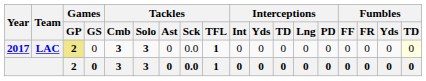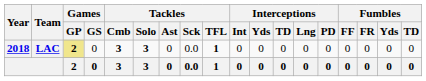(18, 48) 2017 -> (18, 48) 2018
(411, 48) lightyellow background -> (411, 48) no background
